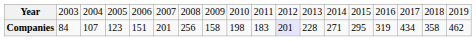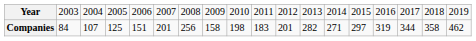(115, 28) 123 -> (115, 28) 125
(285, 28) lavender background -> (285, 28) no background
(310, 28) 228 -> (310, 28) 282
(359, 28) 295 -> (359, 28) 297
(407, 28) 434 -> (407, 28) 344
